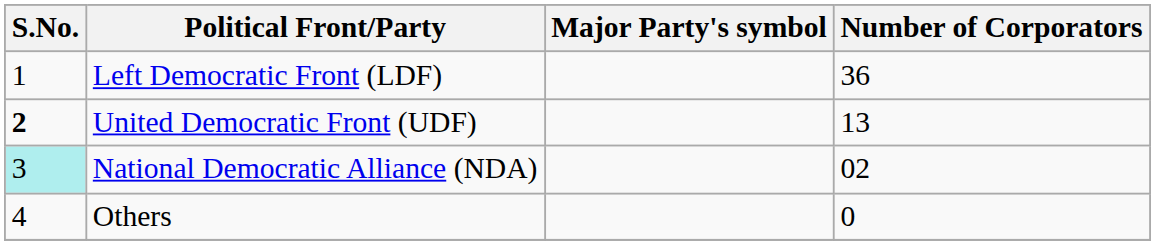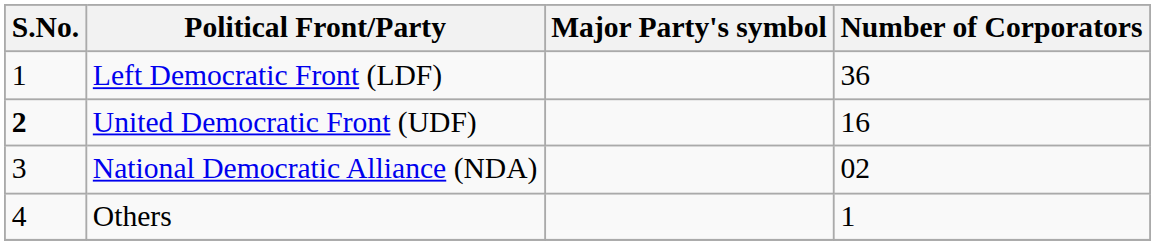(855, 121) 13 -> (855, 121) 16
(19, 168) paleturquoise background -> (19, 168) no background
(848, 215) 0 -> (848, 215) 1
